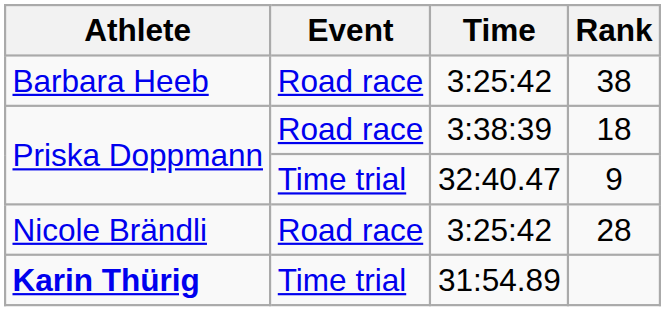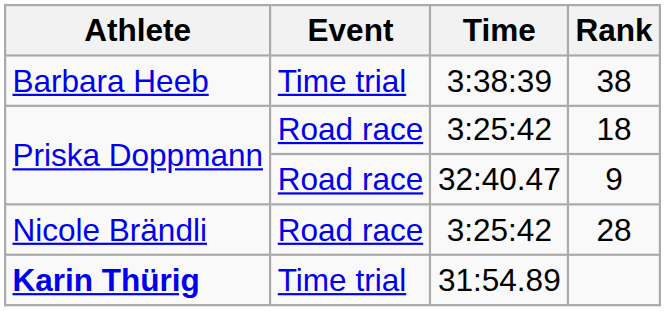(350, 80) Road race -> (342, 80) Time trial
(499, 80) 3:25:42 -> (499, 80) 3:38:39
(499, 130) 3:38:39 -> (499, 130) 3:25:42
(342, 180) Time trial -> (350, 180) Road race
